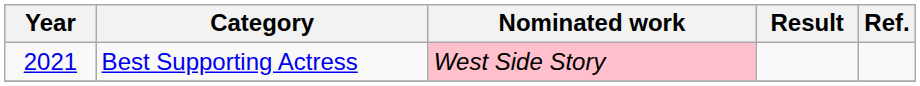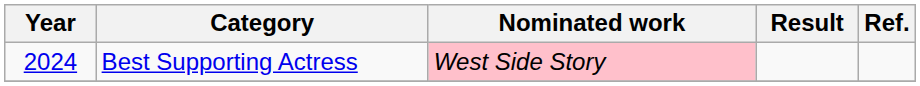(50, 61) 2021 -> (50, 61) 2024
